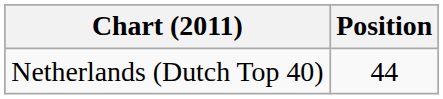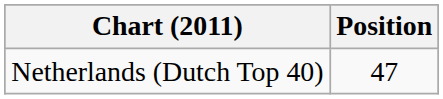(384, 70) 44 -> (384, 70) 47
